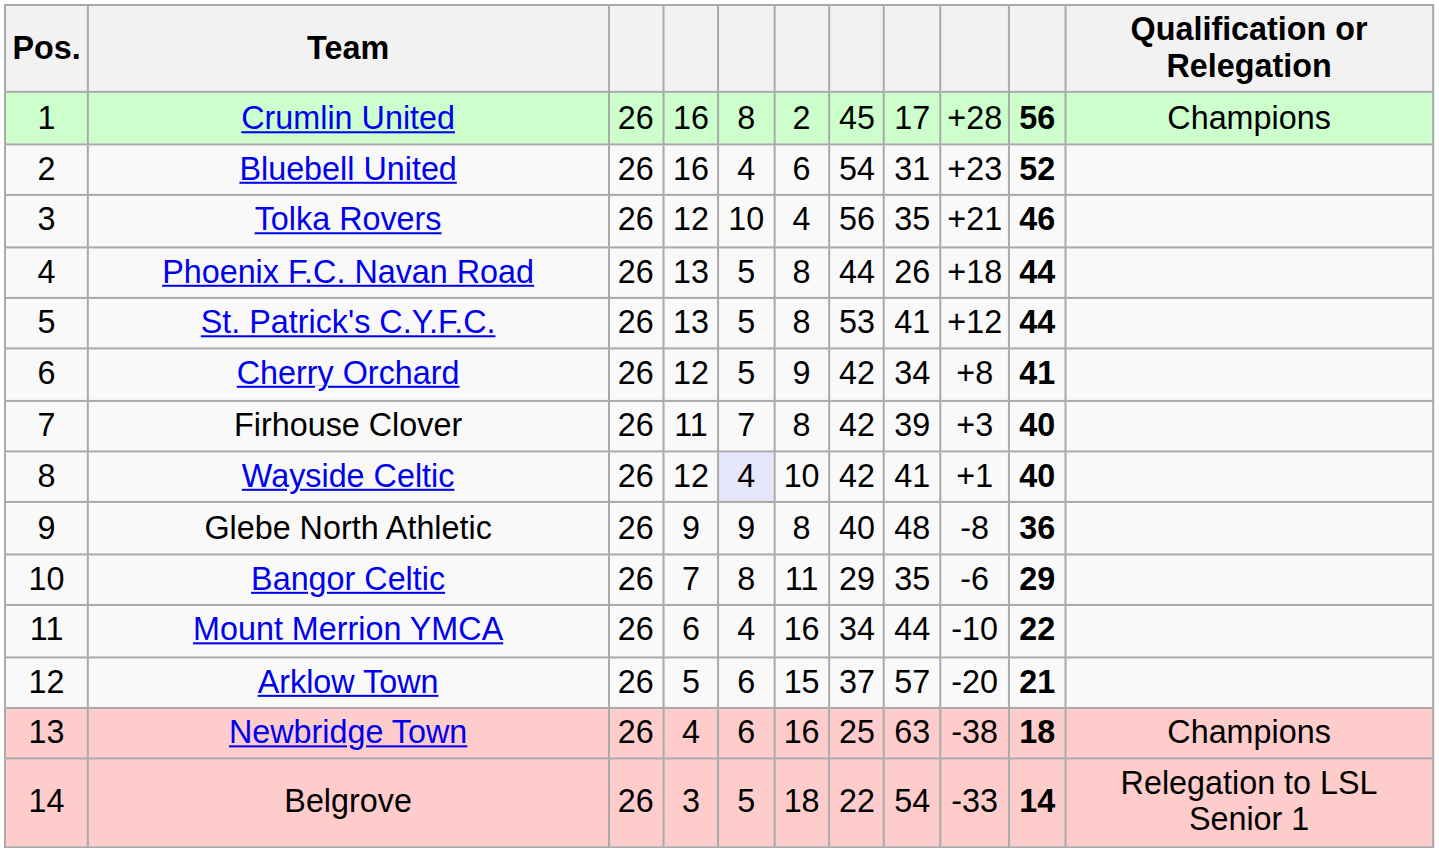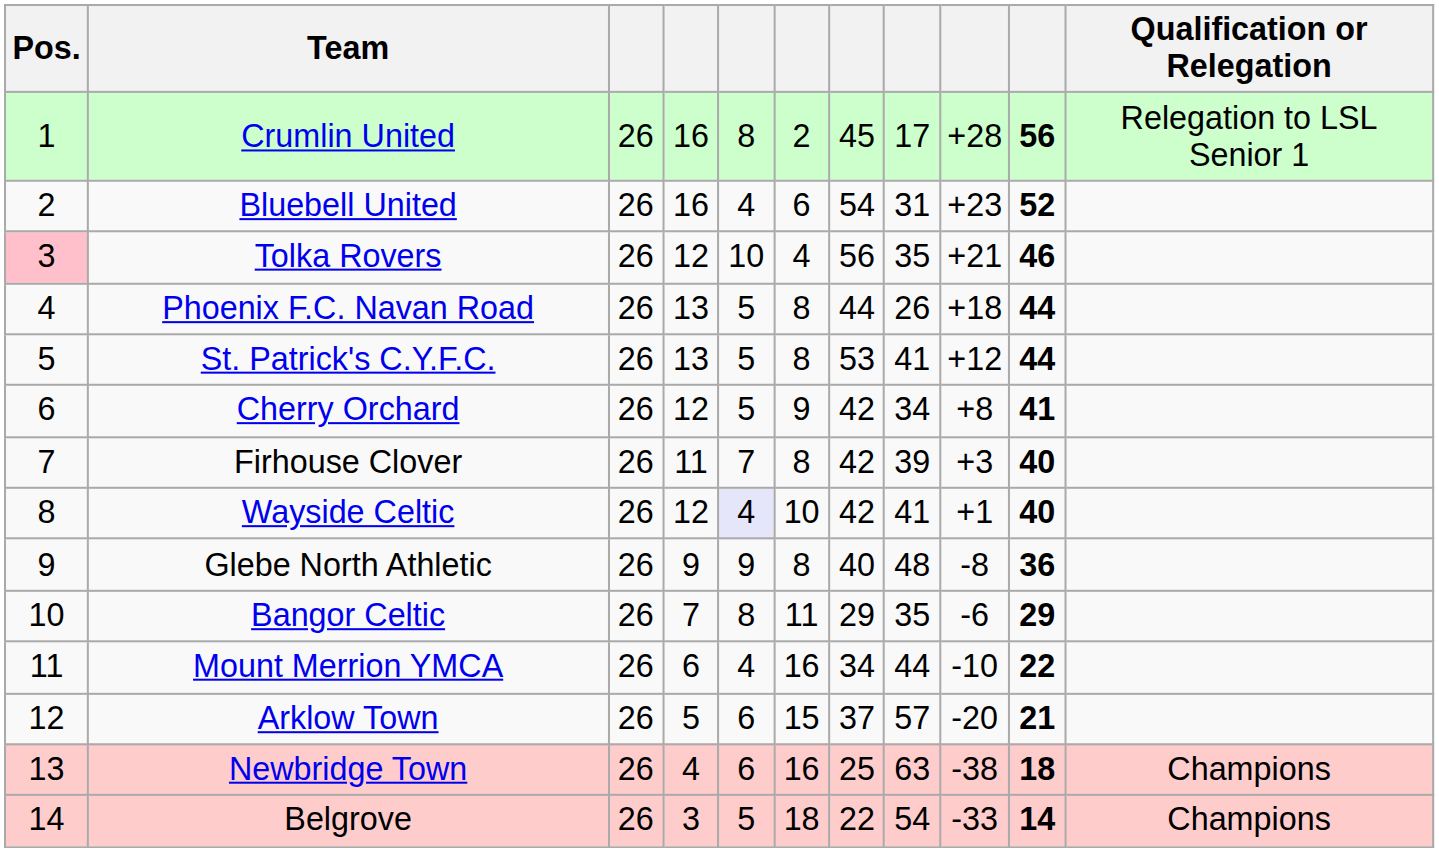(1249, 117) Champions -> (1249, 135) Relegation to LSL Senior 1
(47, 220) no background -> (47, 256) pink background
(1249, 802) Relegation to LSL Senior 1 -> (1249, 820) Champions
